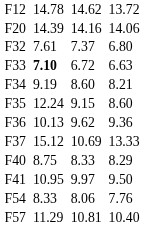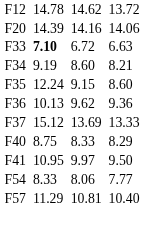- row: (15, 47)
(86, 141) 10.69 -> (86, 122) 13.69
(121, 198) 7.76 -> (121, 179) 7.77
